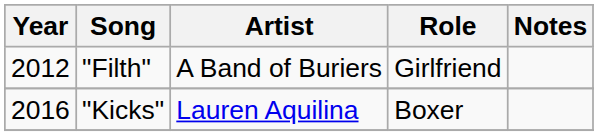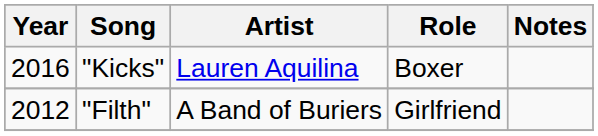rows swapped: (116, 68) <-> (123, 110)
